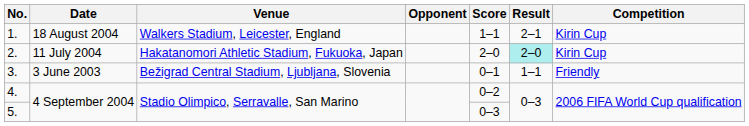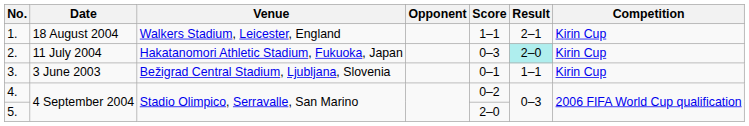(489, 53) 2–0 -> (489, 53) 0–3
(577, 72) Friendly -> (581, 72) Kirin Cup
(489, 111) 0–3 -> (489, 111) 2–0
